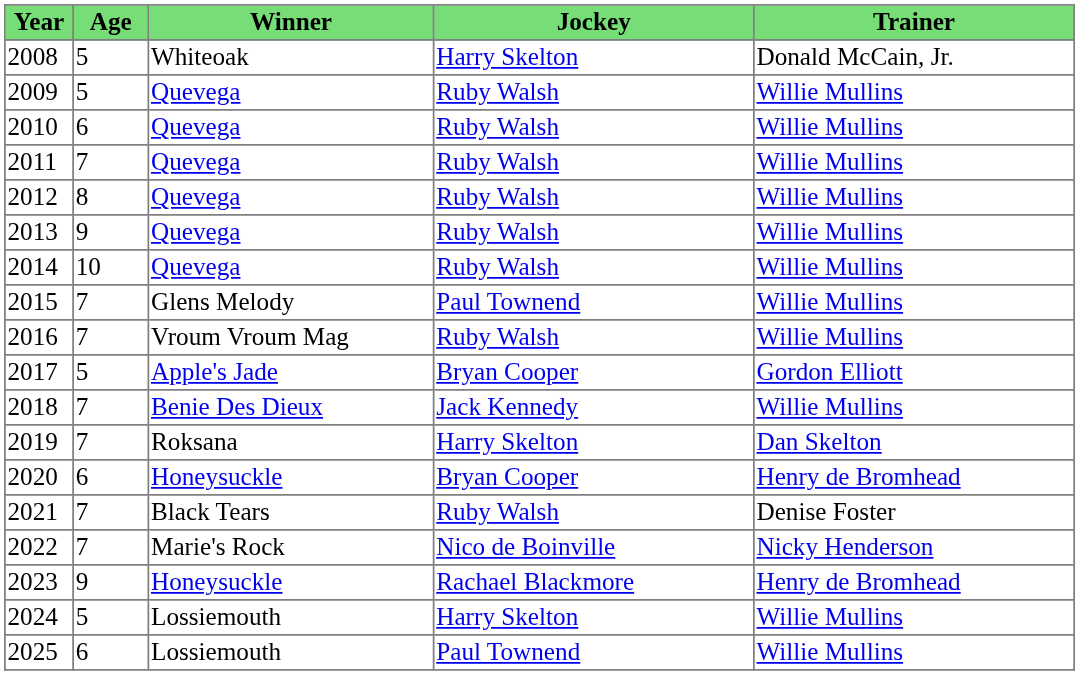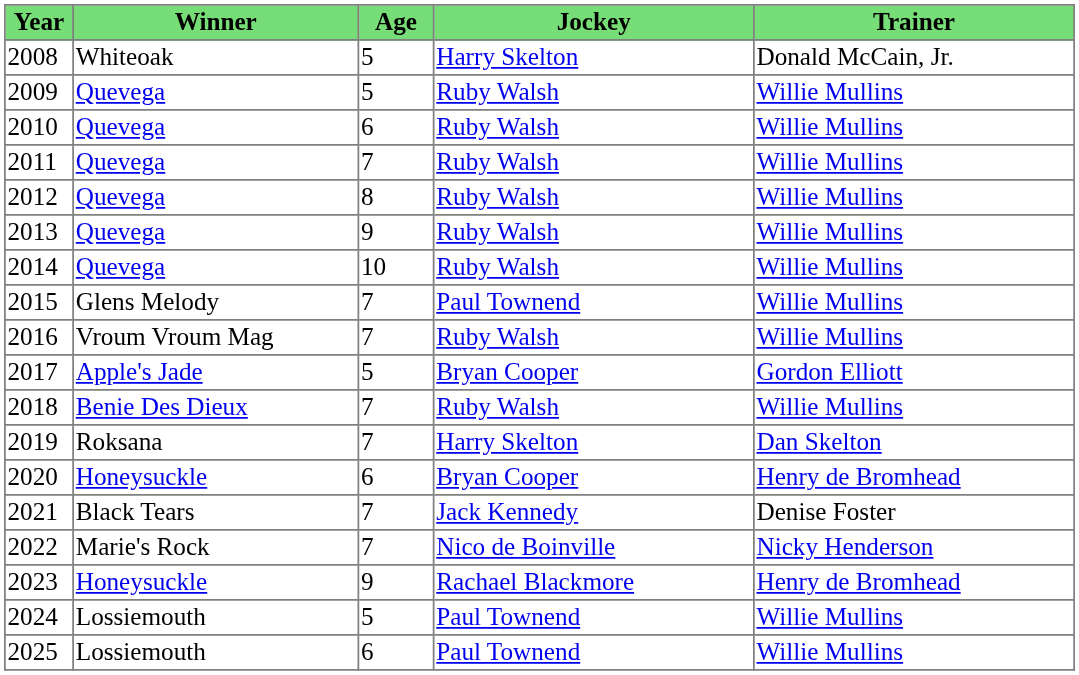columns swapped: (291, 22) <-> (111, 22)
(507, 406) Jack Kennedy -> (498, 406) Ruby Walsh
(498, 512) Ruby Walsh -> (507, 512) Jack Kennedy
(507, 616) Harry Skelton -> (508, 616) Paul Townend
